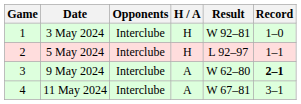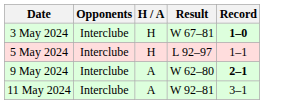- column: (22, 14)
(228, 33) W 92–81 -> (192, 33) W 67–81
(274, 33) normal -> (238, 33) bold
(228, 90) W 67–81 -> (192, 90) W 92–81
